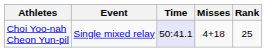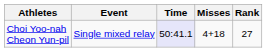(247, 34) 25 -> (247, 34) 27
